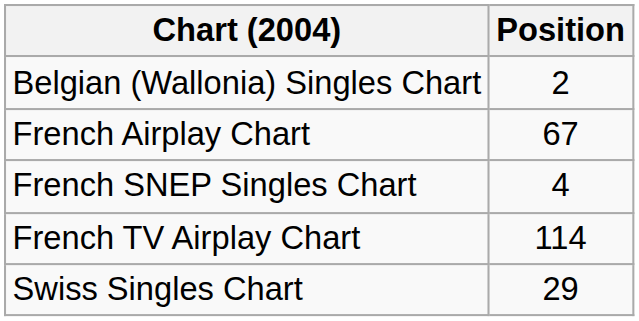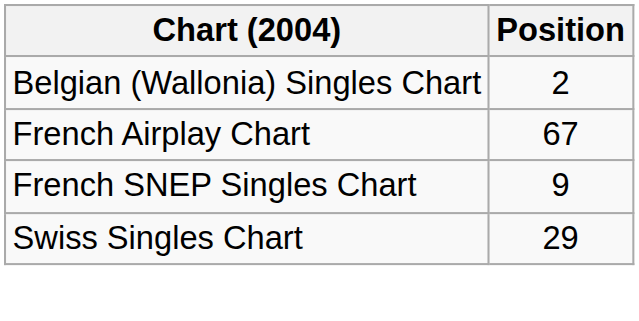(561, 185) 4 -> (561, 185) 9
- row: (186, 237)
